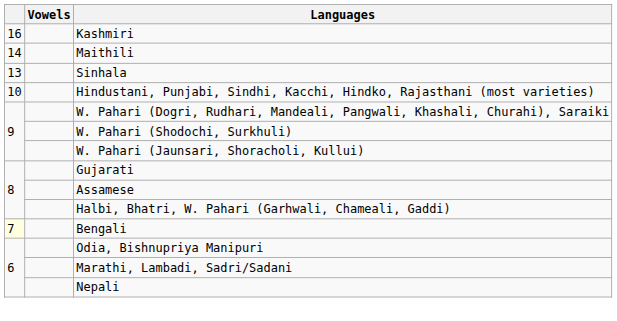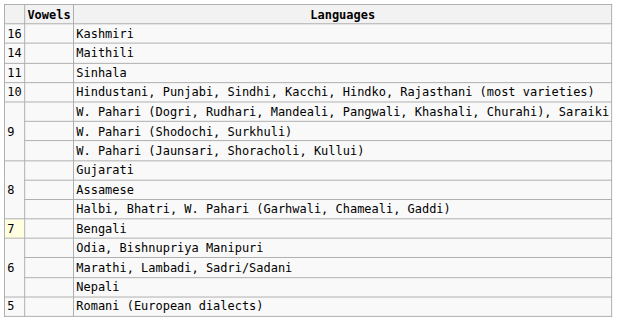(15, 73) 13 -> (15, 73) 11
+ row: (170, 307)
